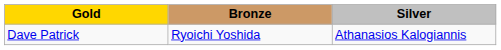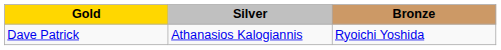columns swapped: (414, 14) <-> (250, 14)
